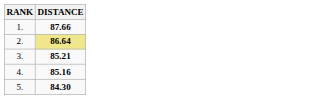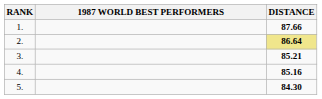+ column: (151, 12)
